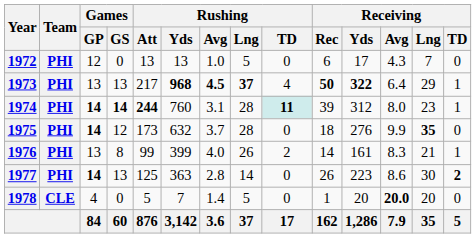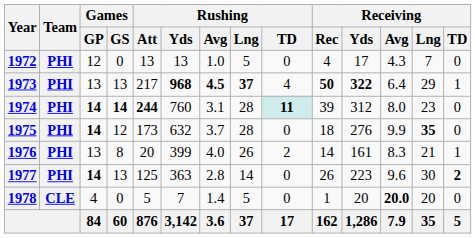(327, 61) 6 -> (327, 61) 4
(457, 107) 1 -> (457, 107) 0
(147, 152) 99 -> (147, 152) 20
(397, 175) 8.6 -> (397, 175) 9.6
